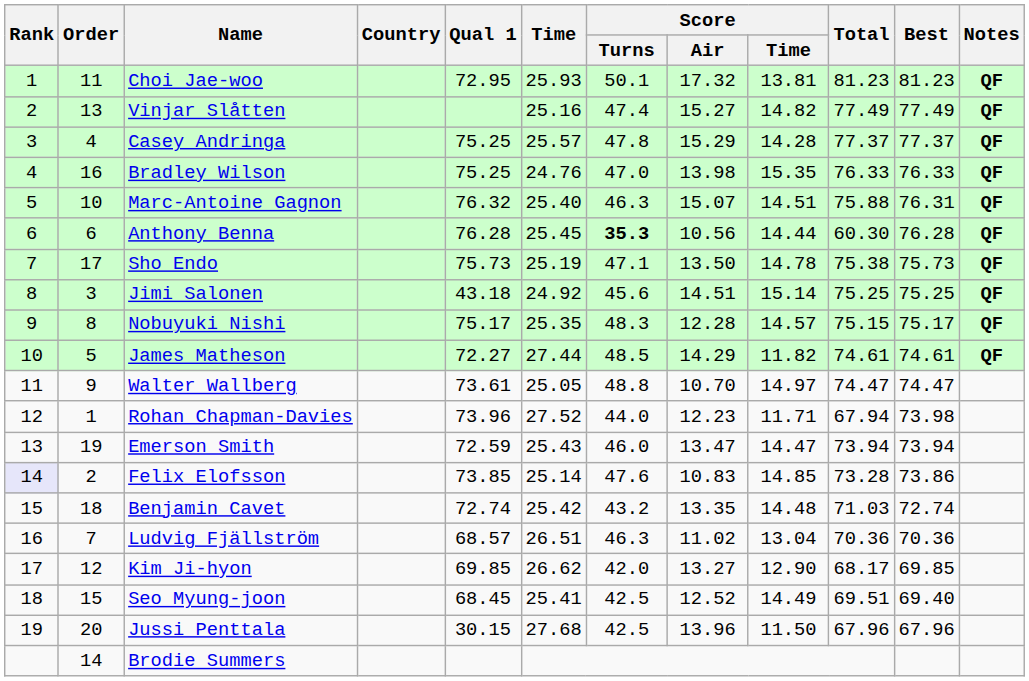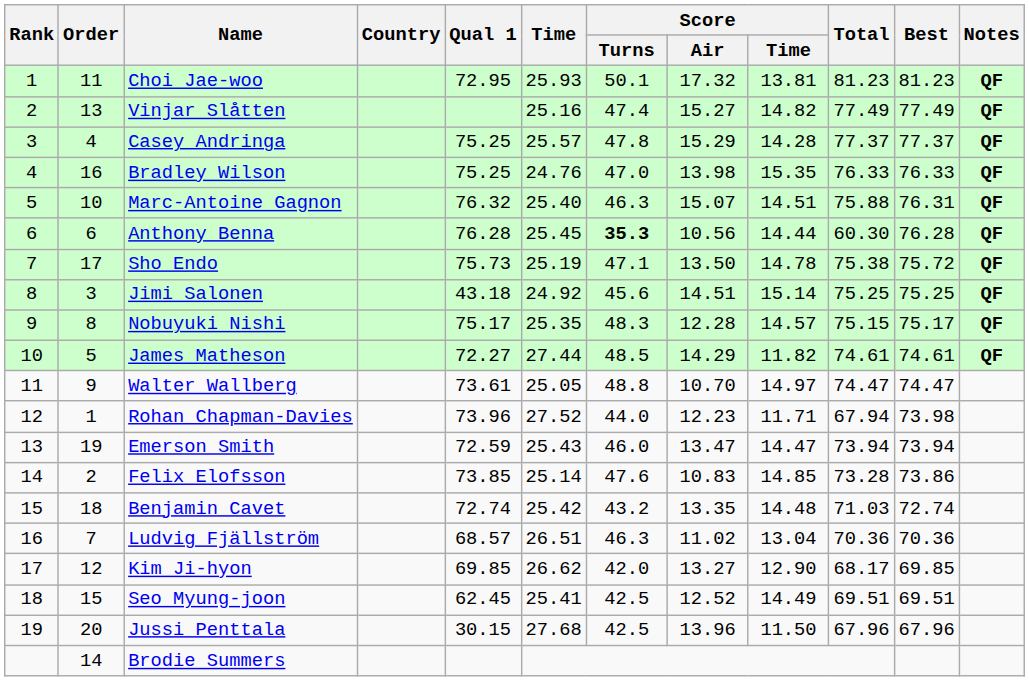(927, 264) 75.73 -> (927, 264) 75.72
(32, 478) lavender background -> (32, 478) no background
(483, 600) 68.45 -> (483, 600) 62.45
(927, 600) 69.40 -> (927, 600) 69.51
